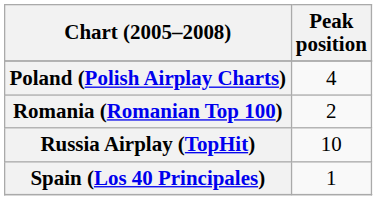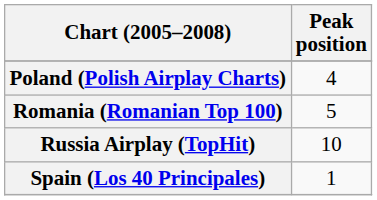(331, 111) 2 -> (331, 111) 5
